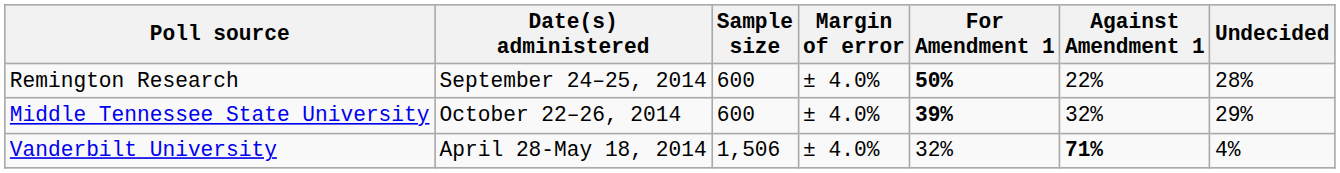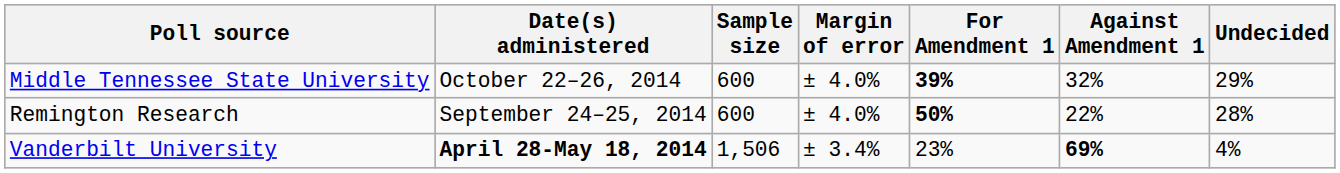rows swapped: (220, 116) <-> (124, 81)
(573, 150) normal -> (573, 150) bold
(841, 150) ± 4.0% -> (841, 150) ± 3.4%
(934, 150) 32% -> (934, 150) 23%
(1084, 150) 71% -> (1084, 150) 69%
